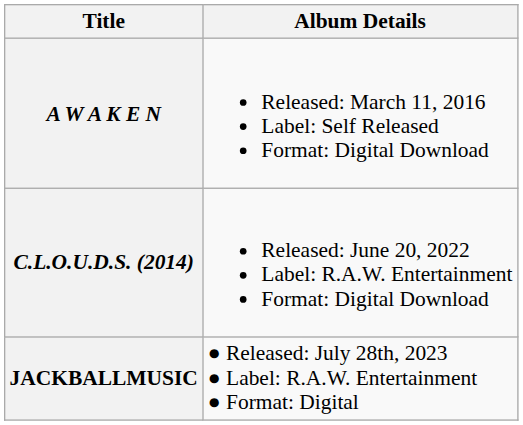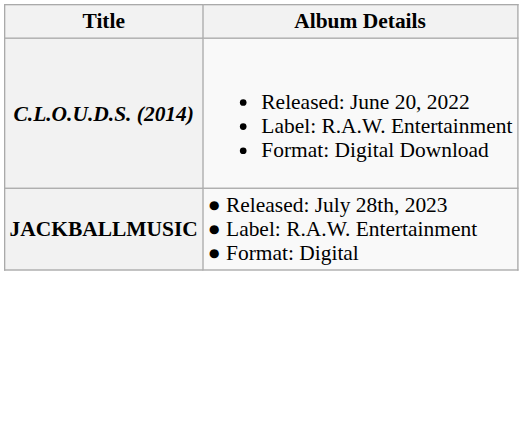- row: (104, 113)
